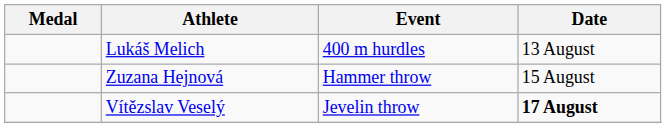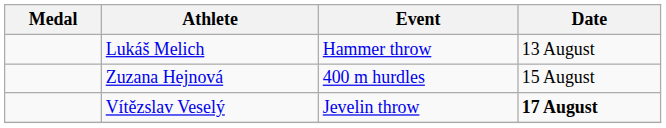(374, 49) 400 m hurdles -> (377, 49) Hammer throw
(377, 78) Hammer throw -> (374, 78) 400 m hurdles
